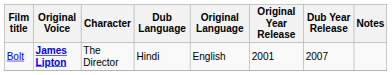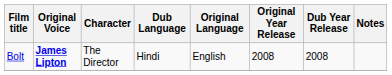(263, 56) 2001 -> (263, 56) 2008
(317, 56) 2007 -> (317, 56) 2008
